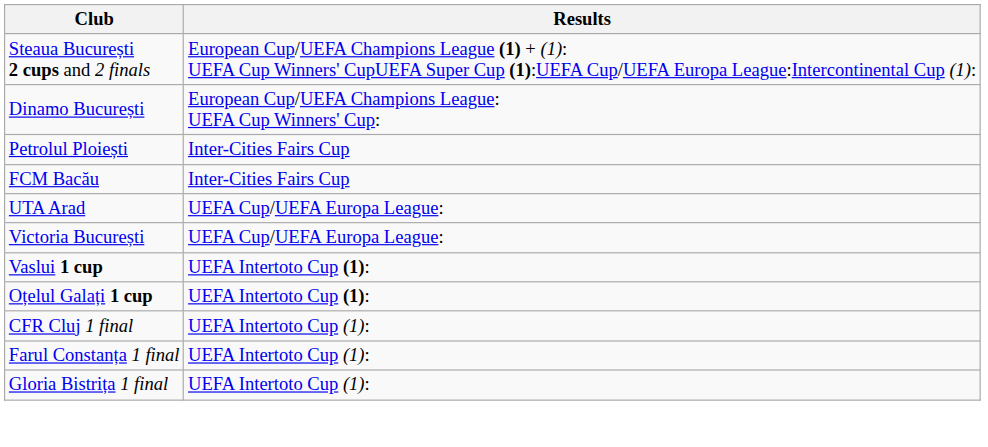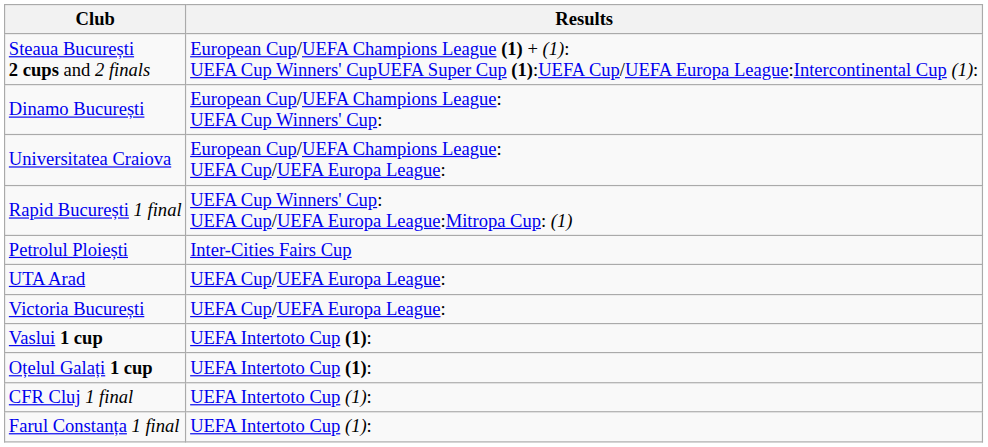+ row: (90, 159)
+ row: (95, 210)
- row: (54, 178)
- row: (89, 384)
